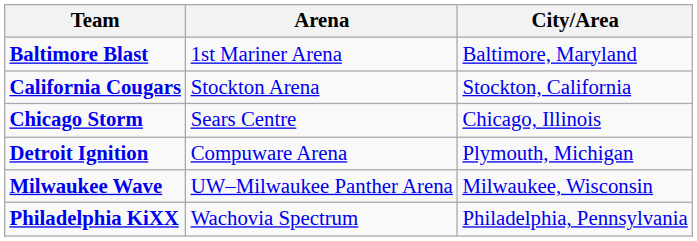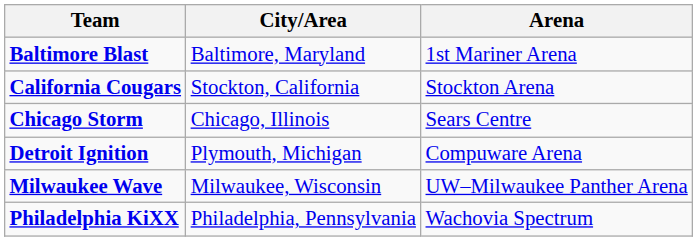columns swapped: (575, 20) <-> (322, 20)
